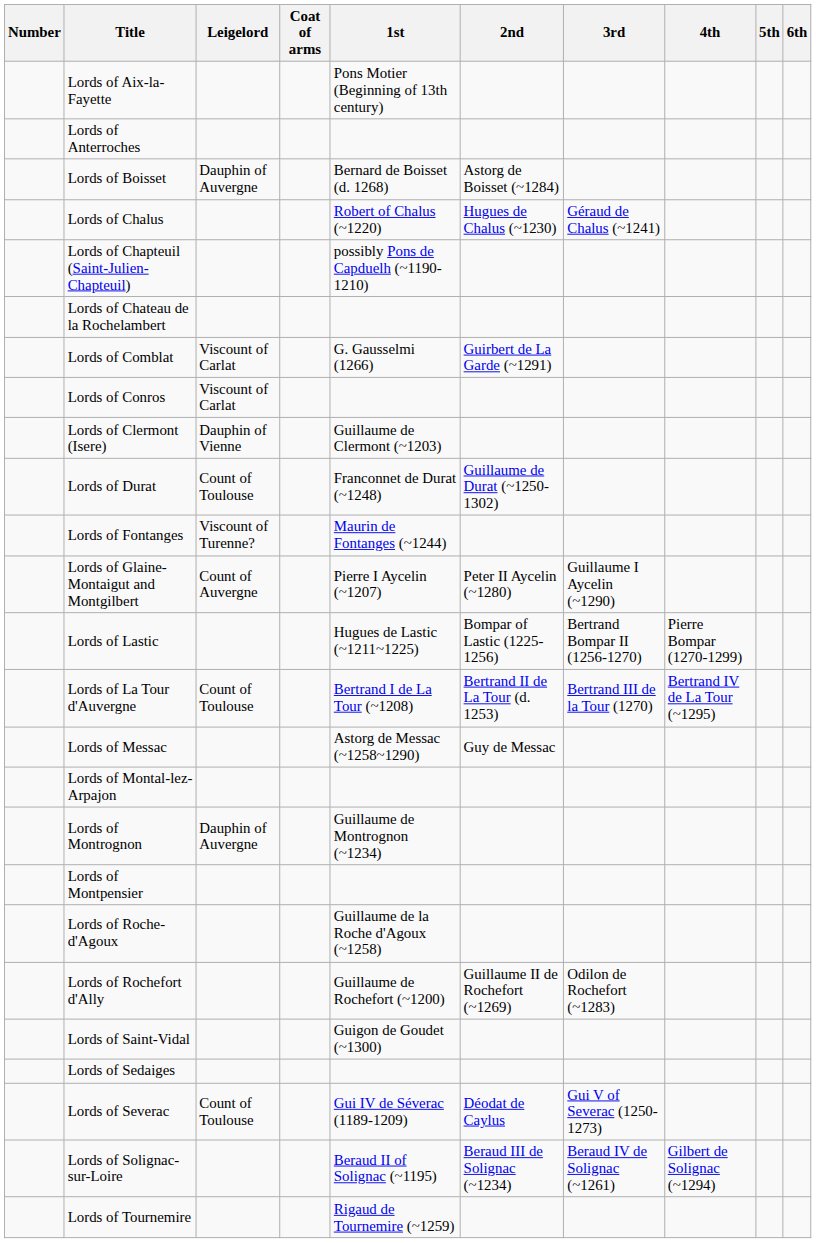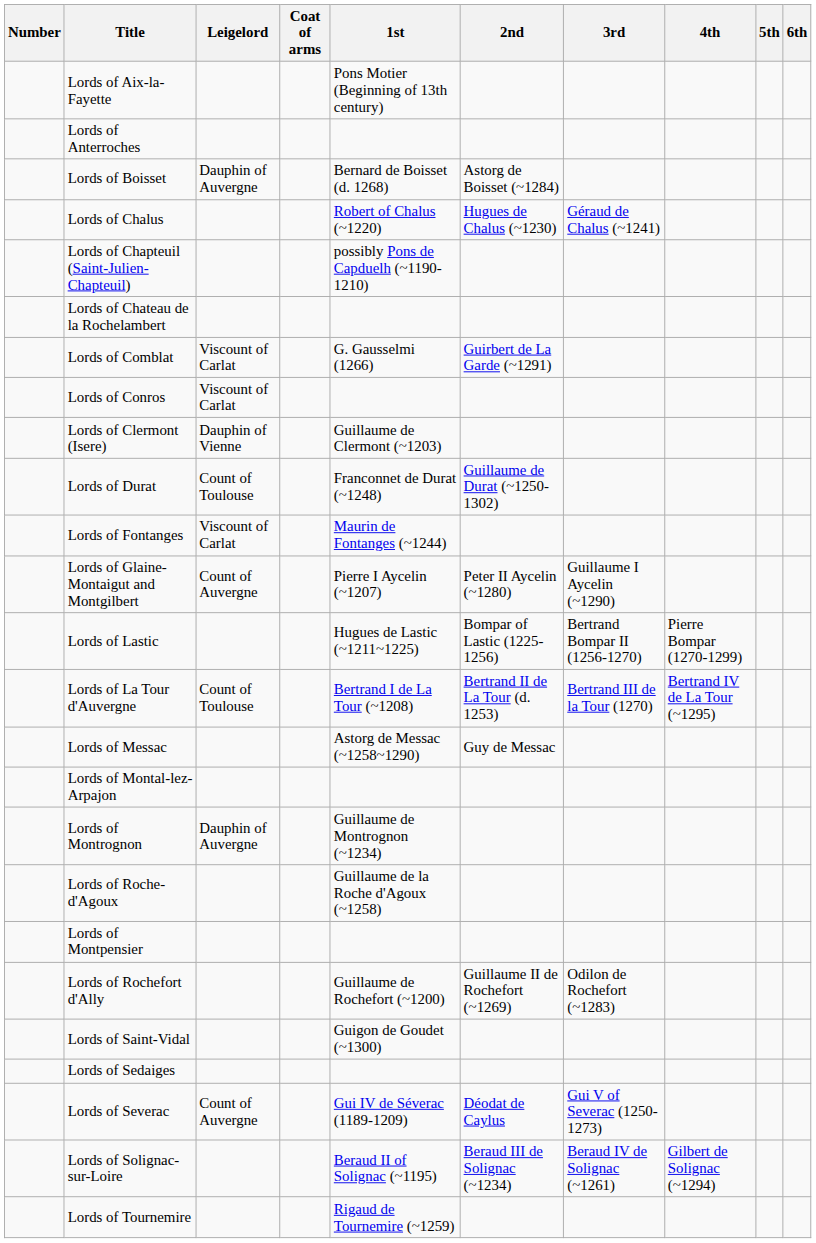(234, 535) Viscount of Turenne? -> (234, 535) Viscount of Carlat
rows swapped: (105, 884) <-> (116, 933)
(226, 1111) Count of Toulouse -> (229, 1111) Count of Auvergne
